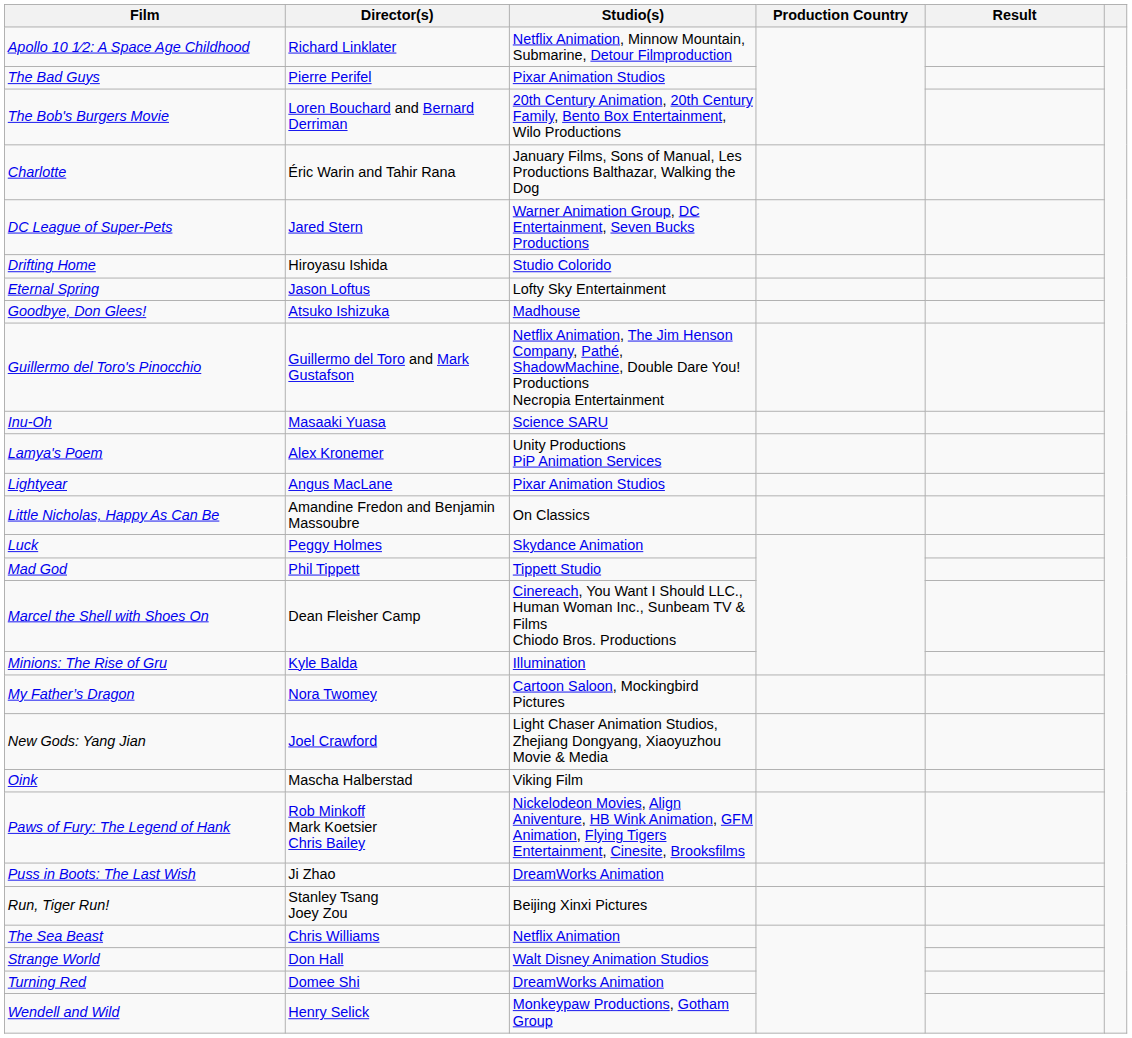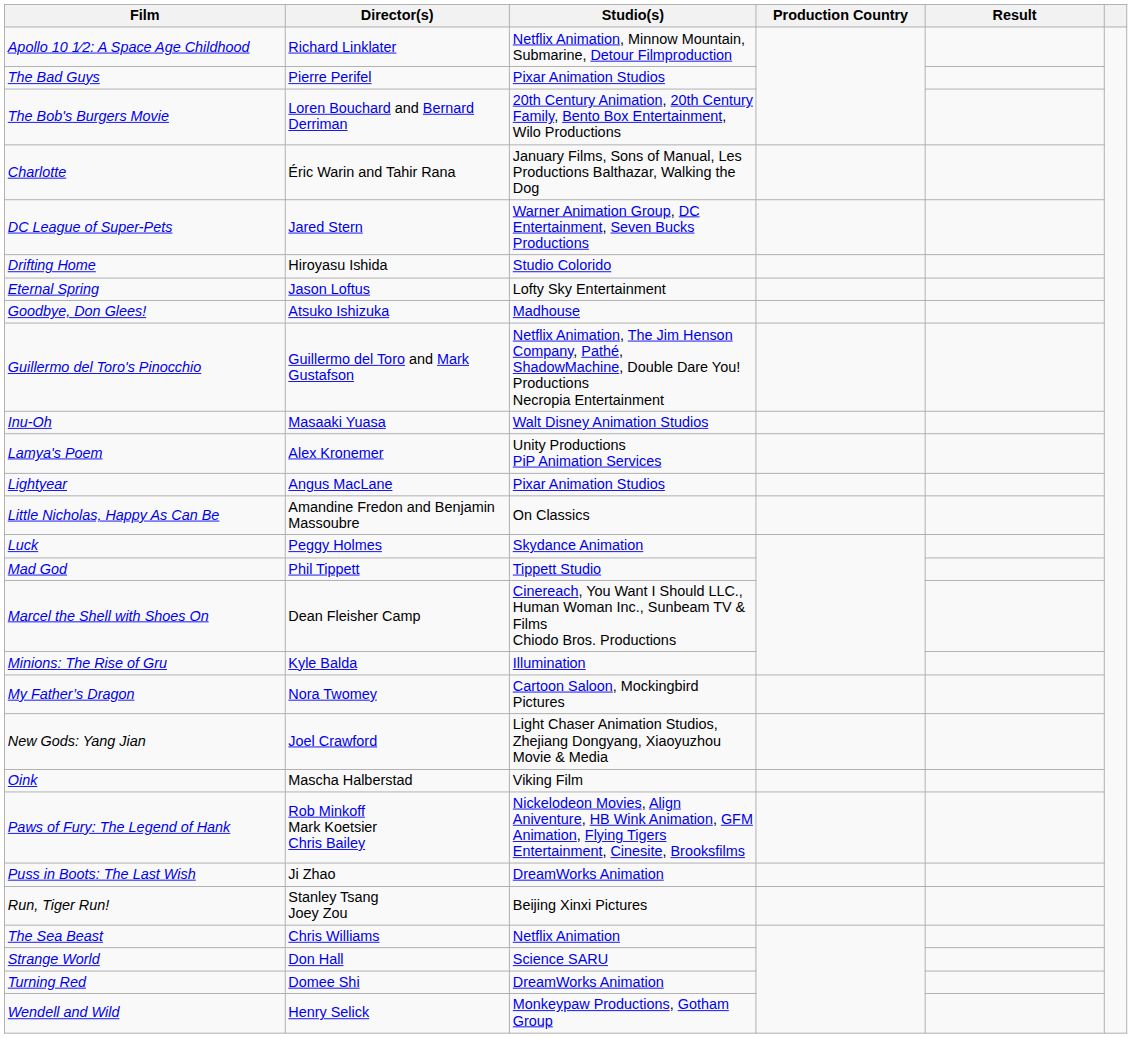(560, 422) Science SARU -> (611, 422) Walt Disney Animation Studios
(611, 959) Walt Disney Animation Studios -> (560, 959) Science SARU
